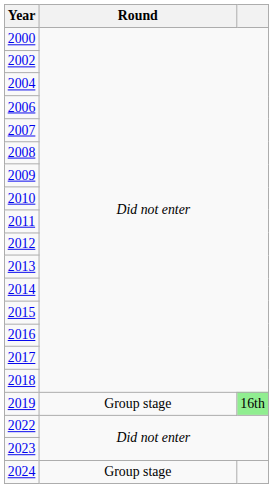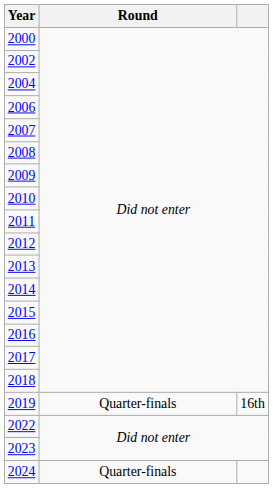(138, 403) Group stage -> (138, 403) Quarter-finals
(253, 403) lightgreen background -> (253, 403) no background
(138, 472) Group stage -> (138, 472) Quarter-finals
